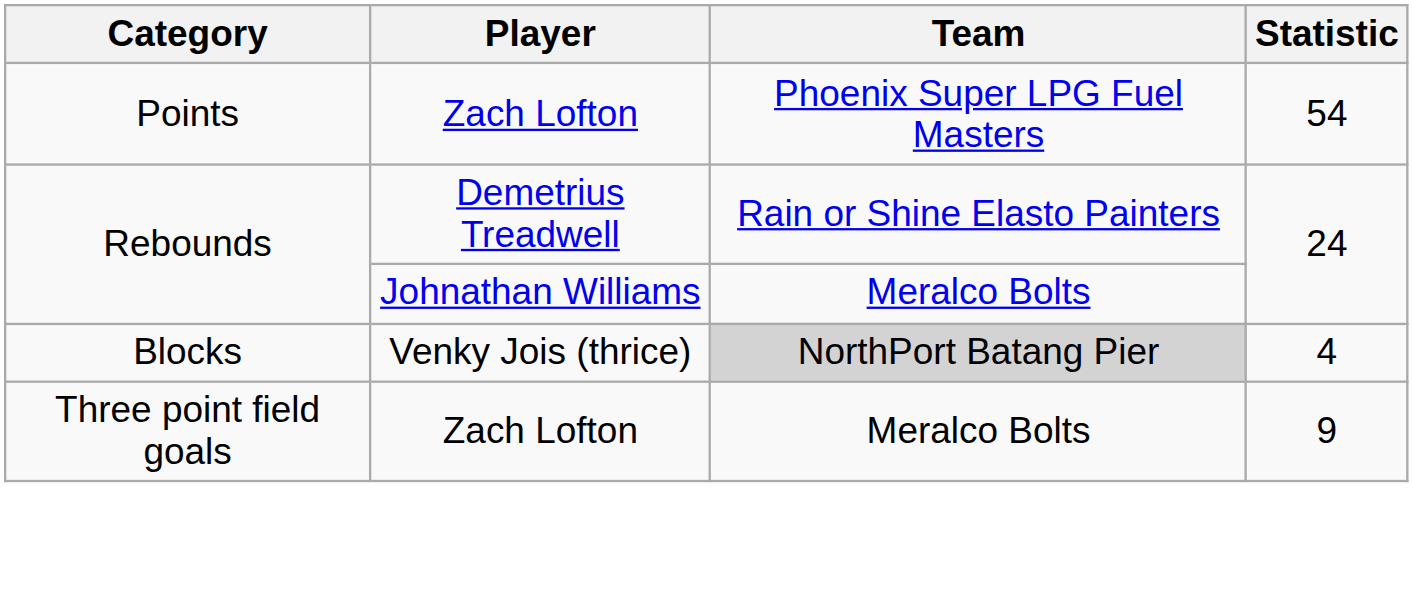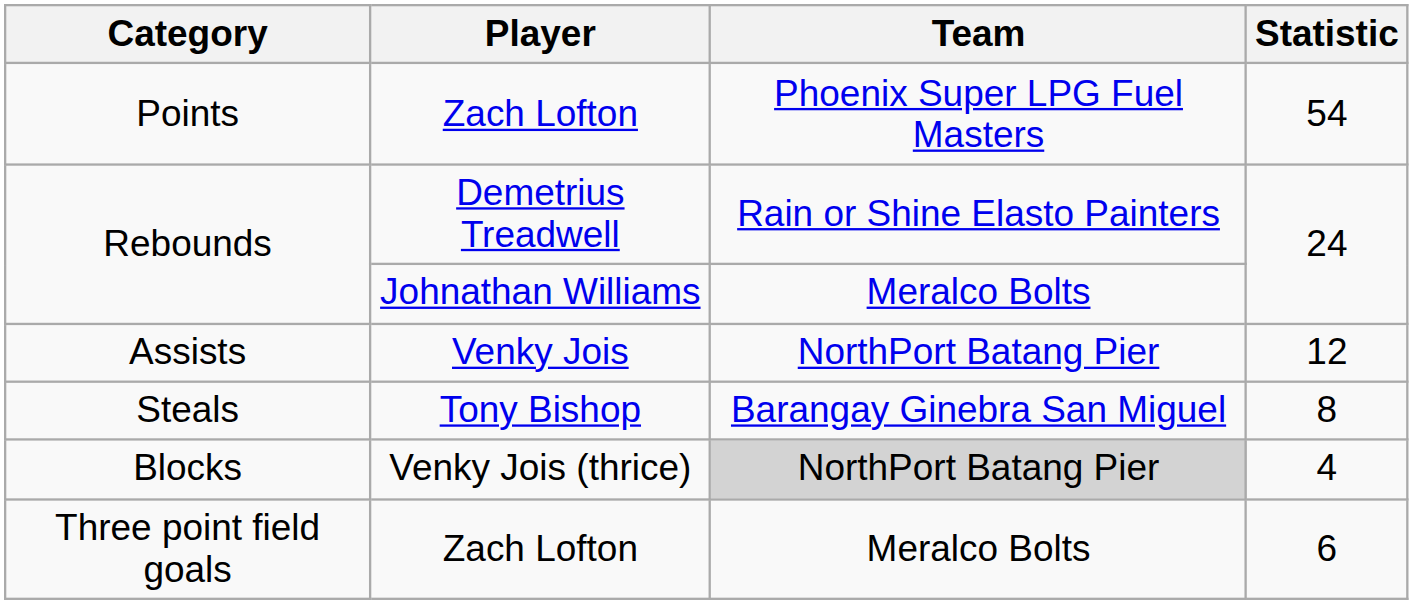+ row: (188, 351)
+ row: (188, 410)
(1327, 430) 9 -> (1327, 548) 6
